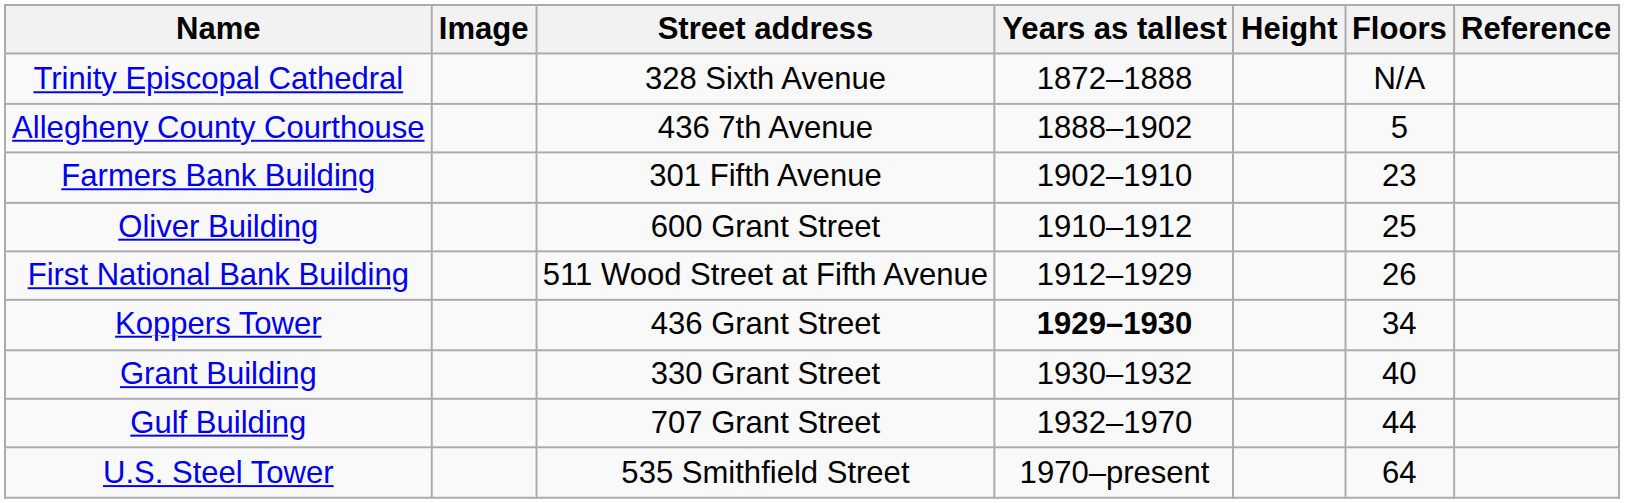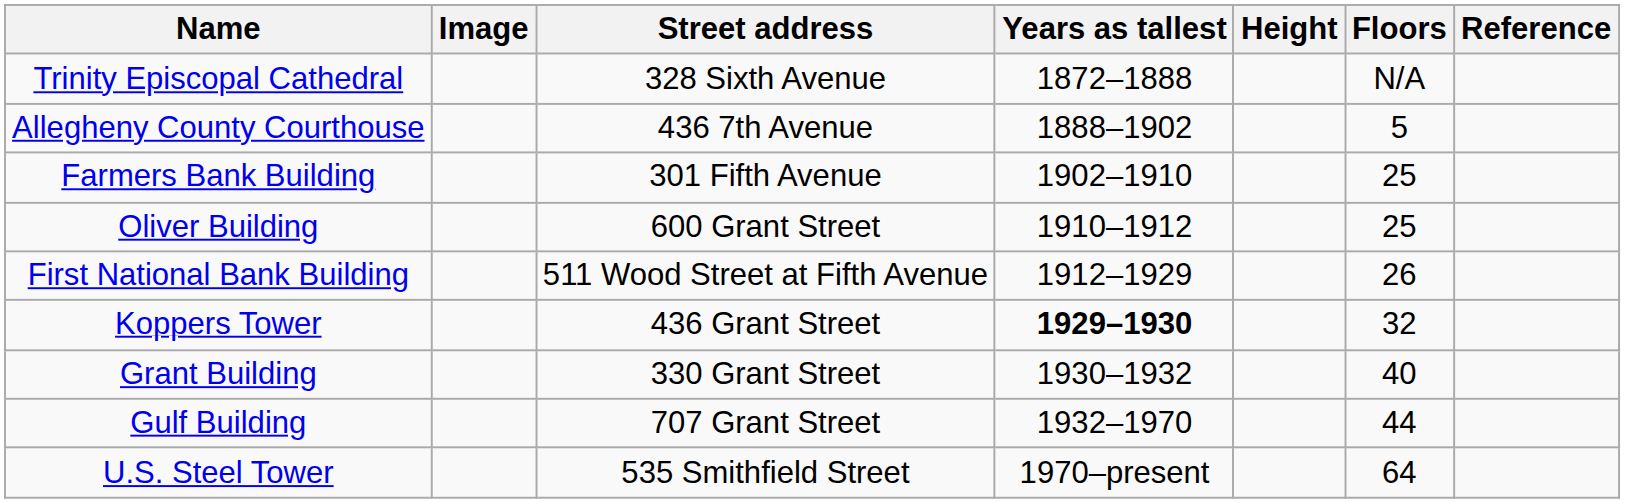(1399, 176) 23 -> (1399, 176) 25
(1399, 324) 34 -> (1399, 324) 32
